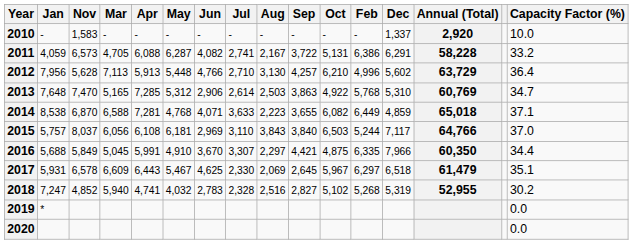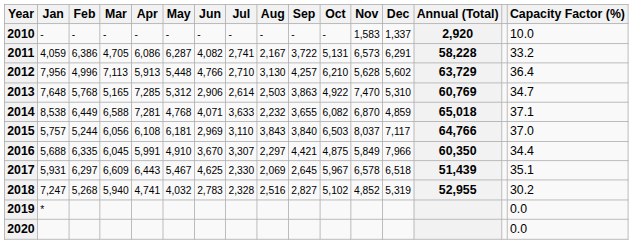columns swapped: (367, 14) <-> (85, 14)
(147, 54) 6,088 -> (147, 54) 6,086
(273, 112) 2,223 -> (273, 112) 2,232
(116, 151) 5,045 -> (116, 151) 6,045
(458, 170) 61,479 -> (458, 170) 51,439
